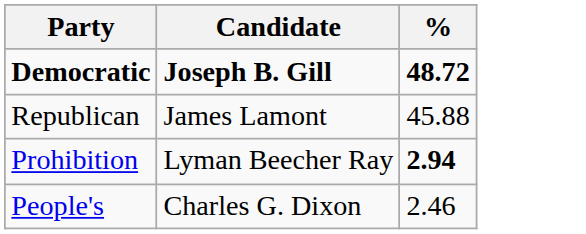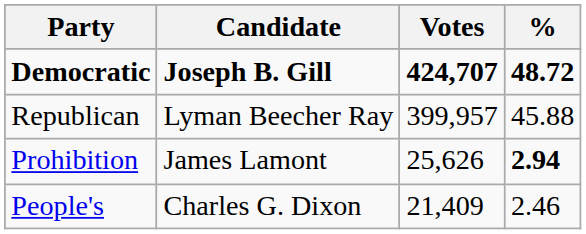+ column: (452, 26)
(245, 116) James Lamont -> (278, 116) Lyman Beecher Ray
(278, 160) Lyman Beecher Ray -> (245, 160) James Lamont
